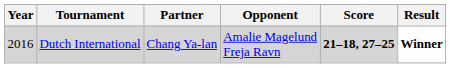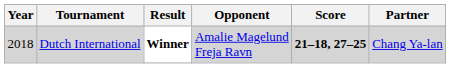columns swapped: (182, 15) <-> (422, 15)
(20, 44) 2016 -> (20, 44) 2018
